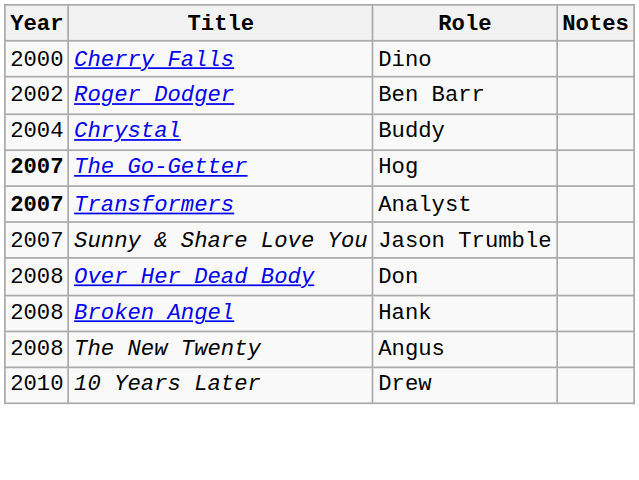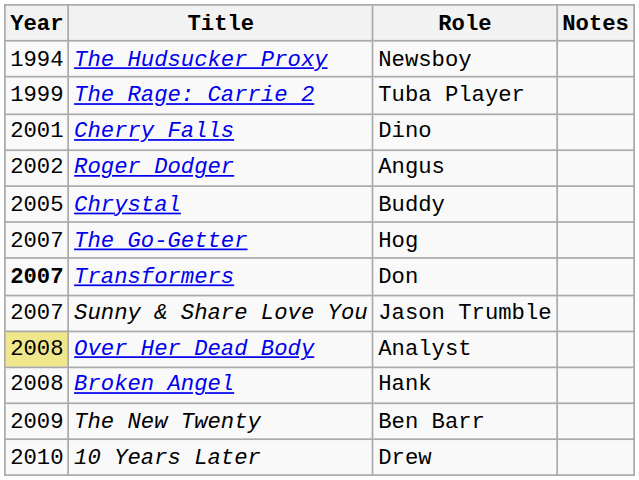+ row: (201, 59)
+ row: (194, 95)
(37, 59) 2000 -> (37, 132) 2001
(432, 95) Ben Barr -> (412, 168) Angus
(37, 132) 2004 -> (37, 204) 2005
(37, 168) bold -> (37, 240) normal
(425, 204) Analyst -> (398, 277) Don
(37, 277) no background -> (37, 349) khaki background
(398, 277) Don -> (425, 349) Analyst
(37, 349) 2008 -> (37, 422) 2009
(412, 349) Angus -> (432, 422) Ben Barr
